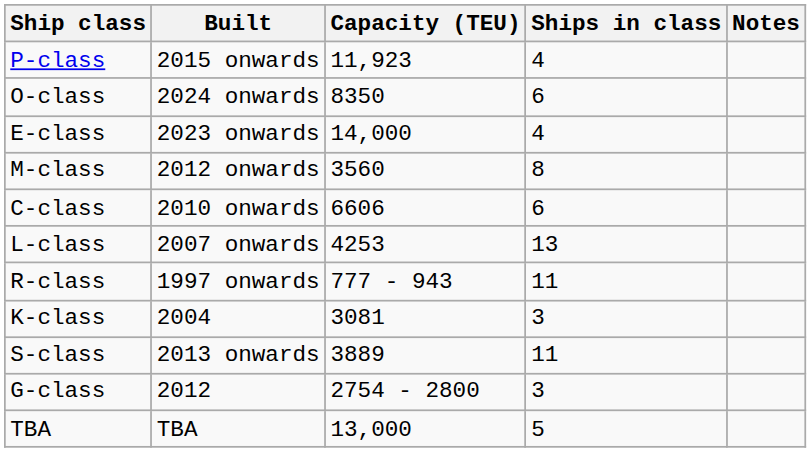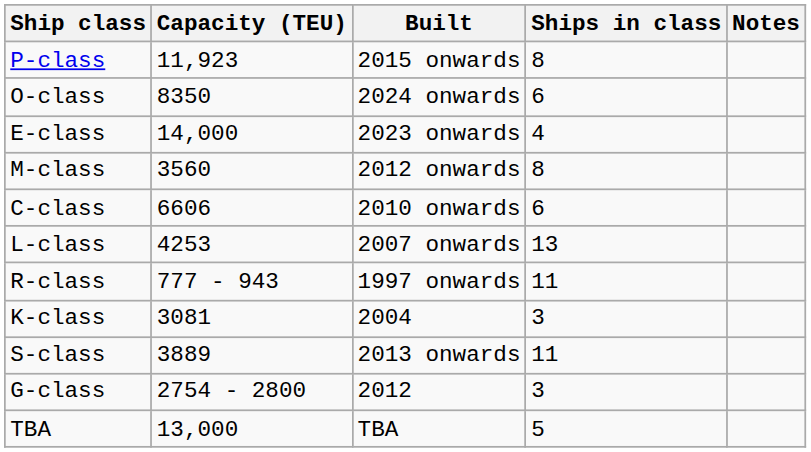columns swapped: (238, 23) <-> (425, 23)
(538, 60) 4 -> (538, 60) 8
